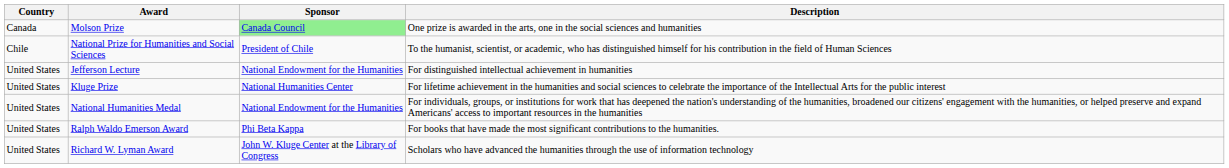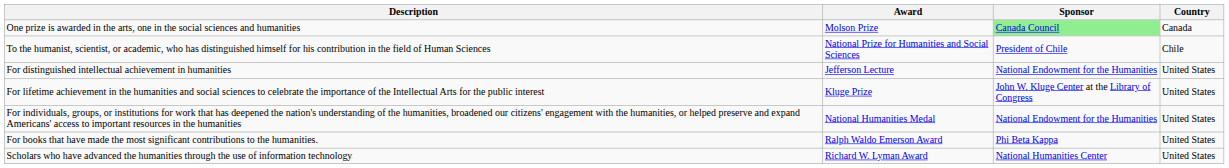columns swapped: (36, 12) <-> (815, 12)
(297, 86) National Humanities Center -> (1073, 92) John W. Kluge Center at the Library of Congress
(319, 150) John W. Kluge Center at the Library of Congress -> (1051, 155) National Humanities Center
